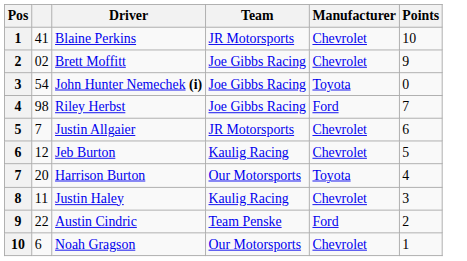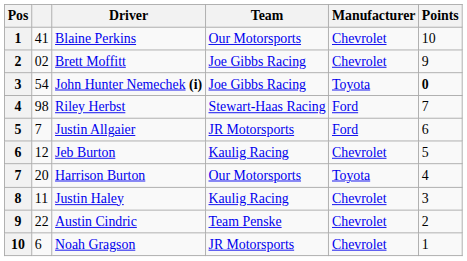(251, 38) JR Motorsports -> (255, 38) Our Motorsports
(406, 84) normal -> (425, 84) bold
(257, 107) Joe Gibbs Racing -> (267, 107) Stewart-Haas Racing
(340, 130) Chevrolet -> (345, 130) Ford
(326, 221) Ford -> (359, 221) Chevrolet
(255, 244) Our Motorsports -> (251, 244) JR Motorsports
